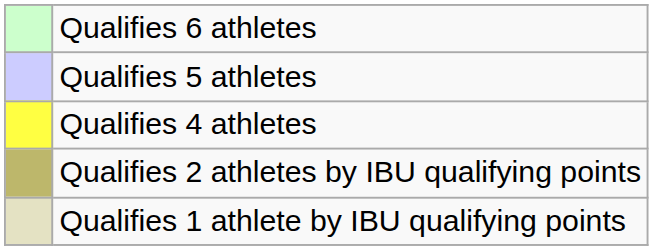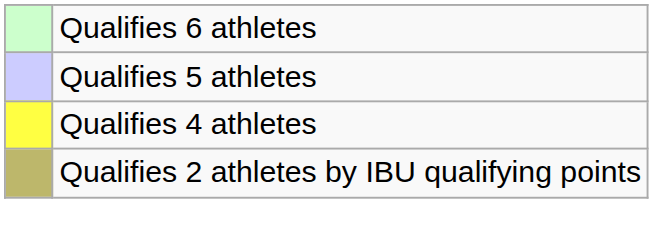- row: (343, 220)
